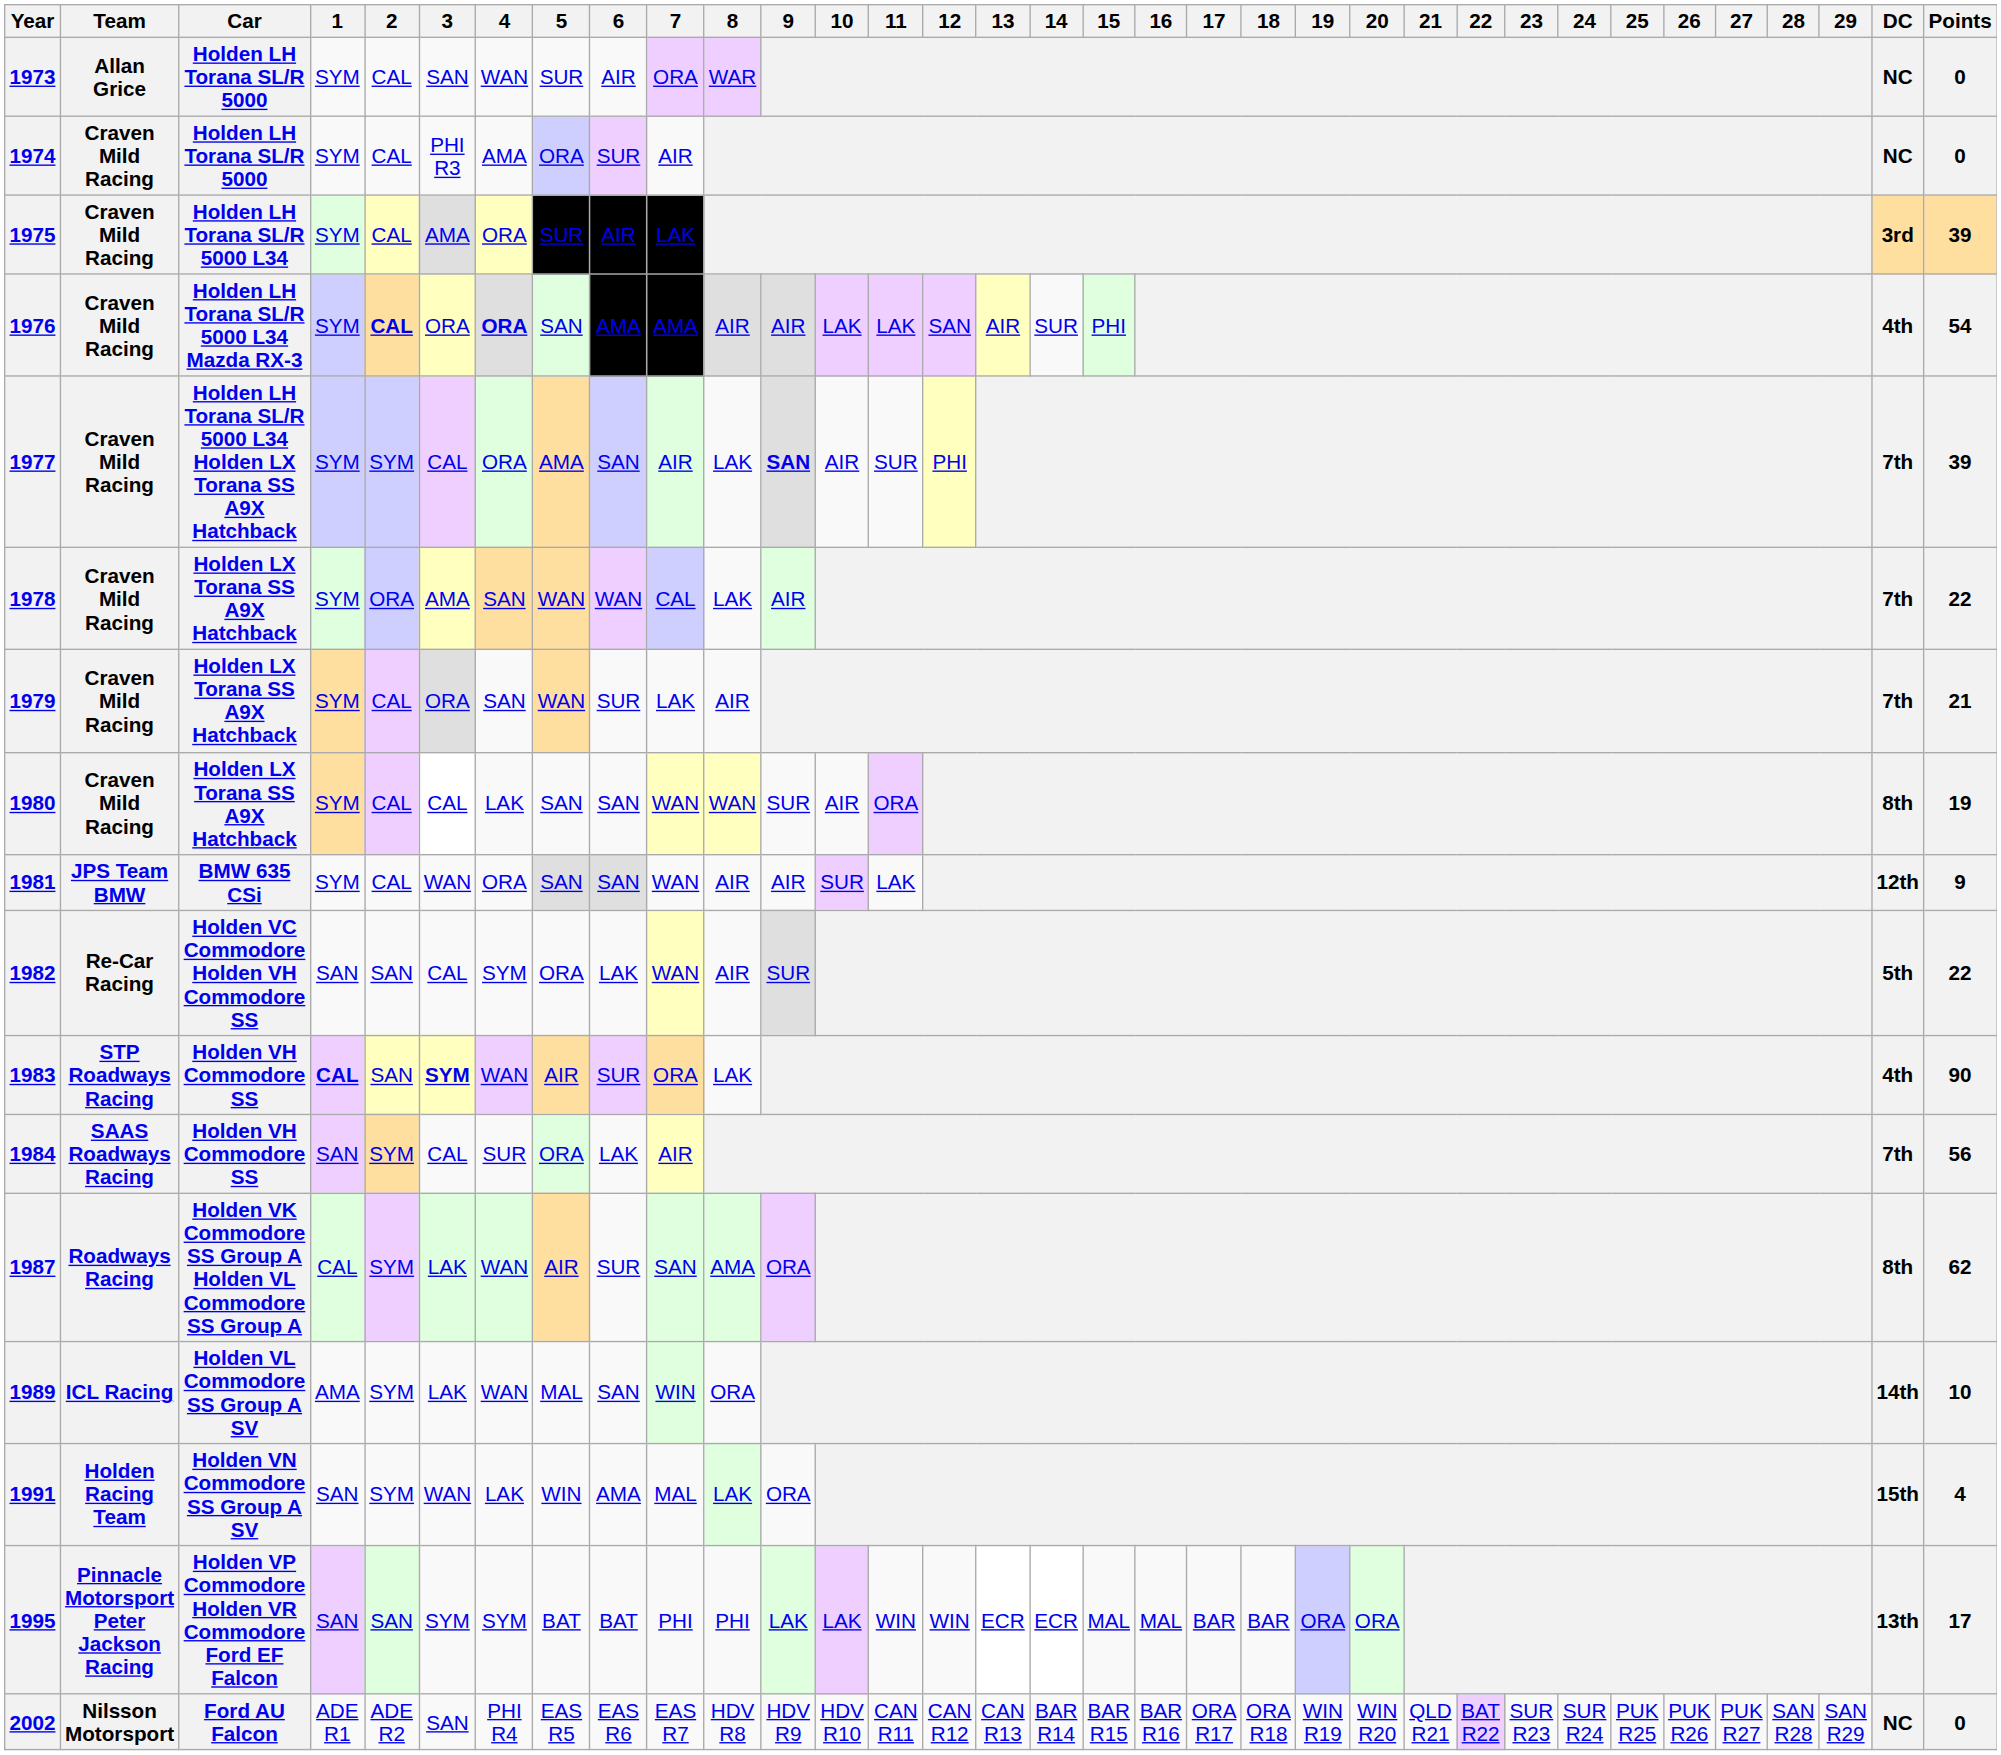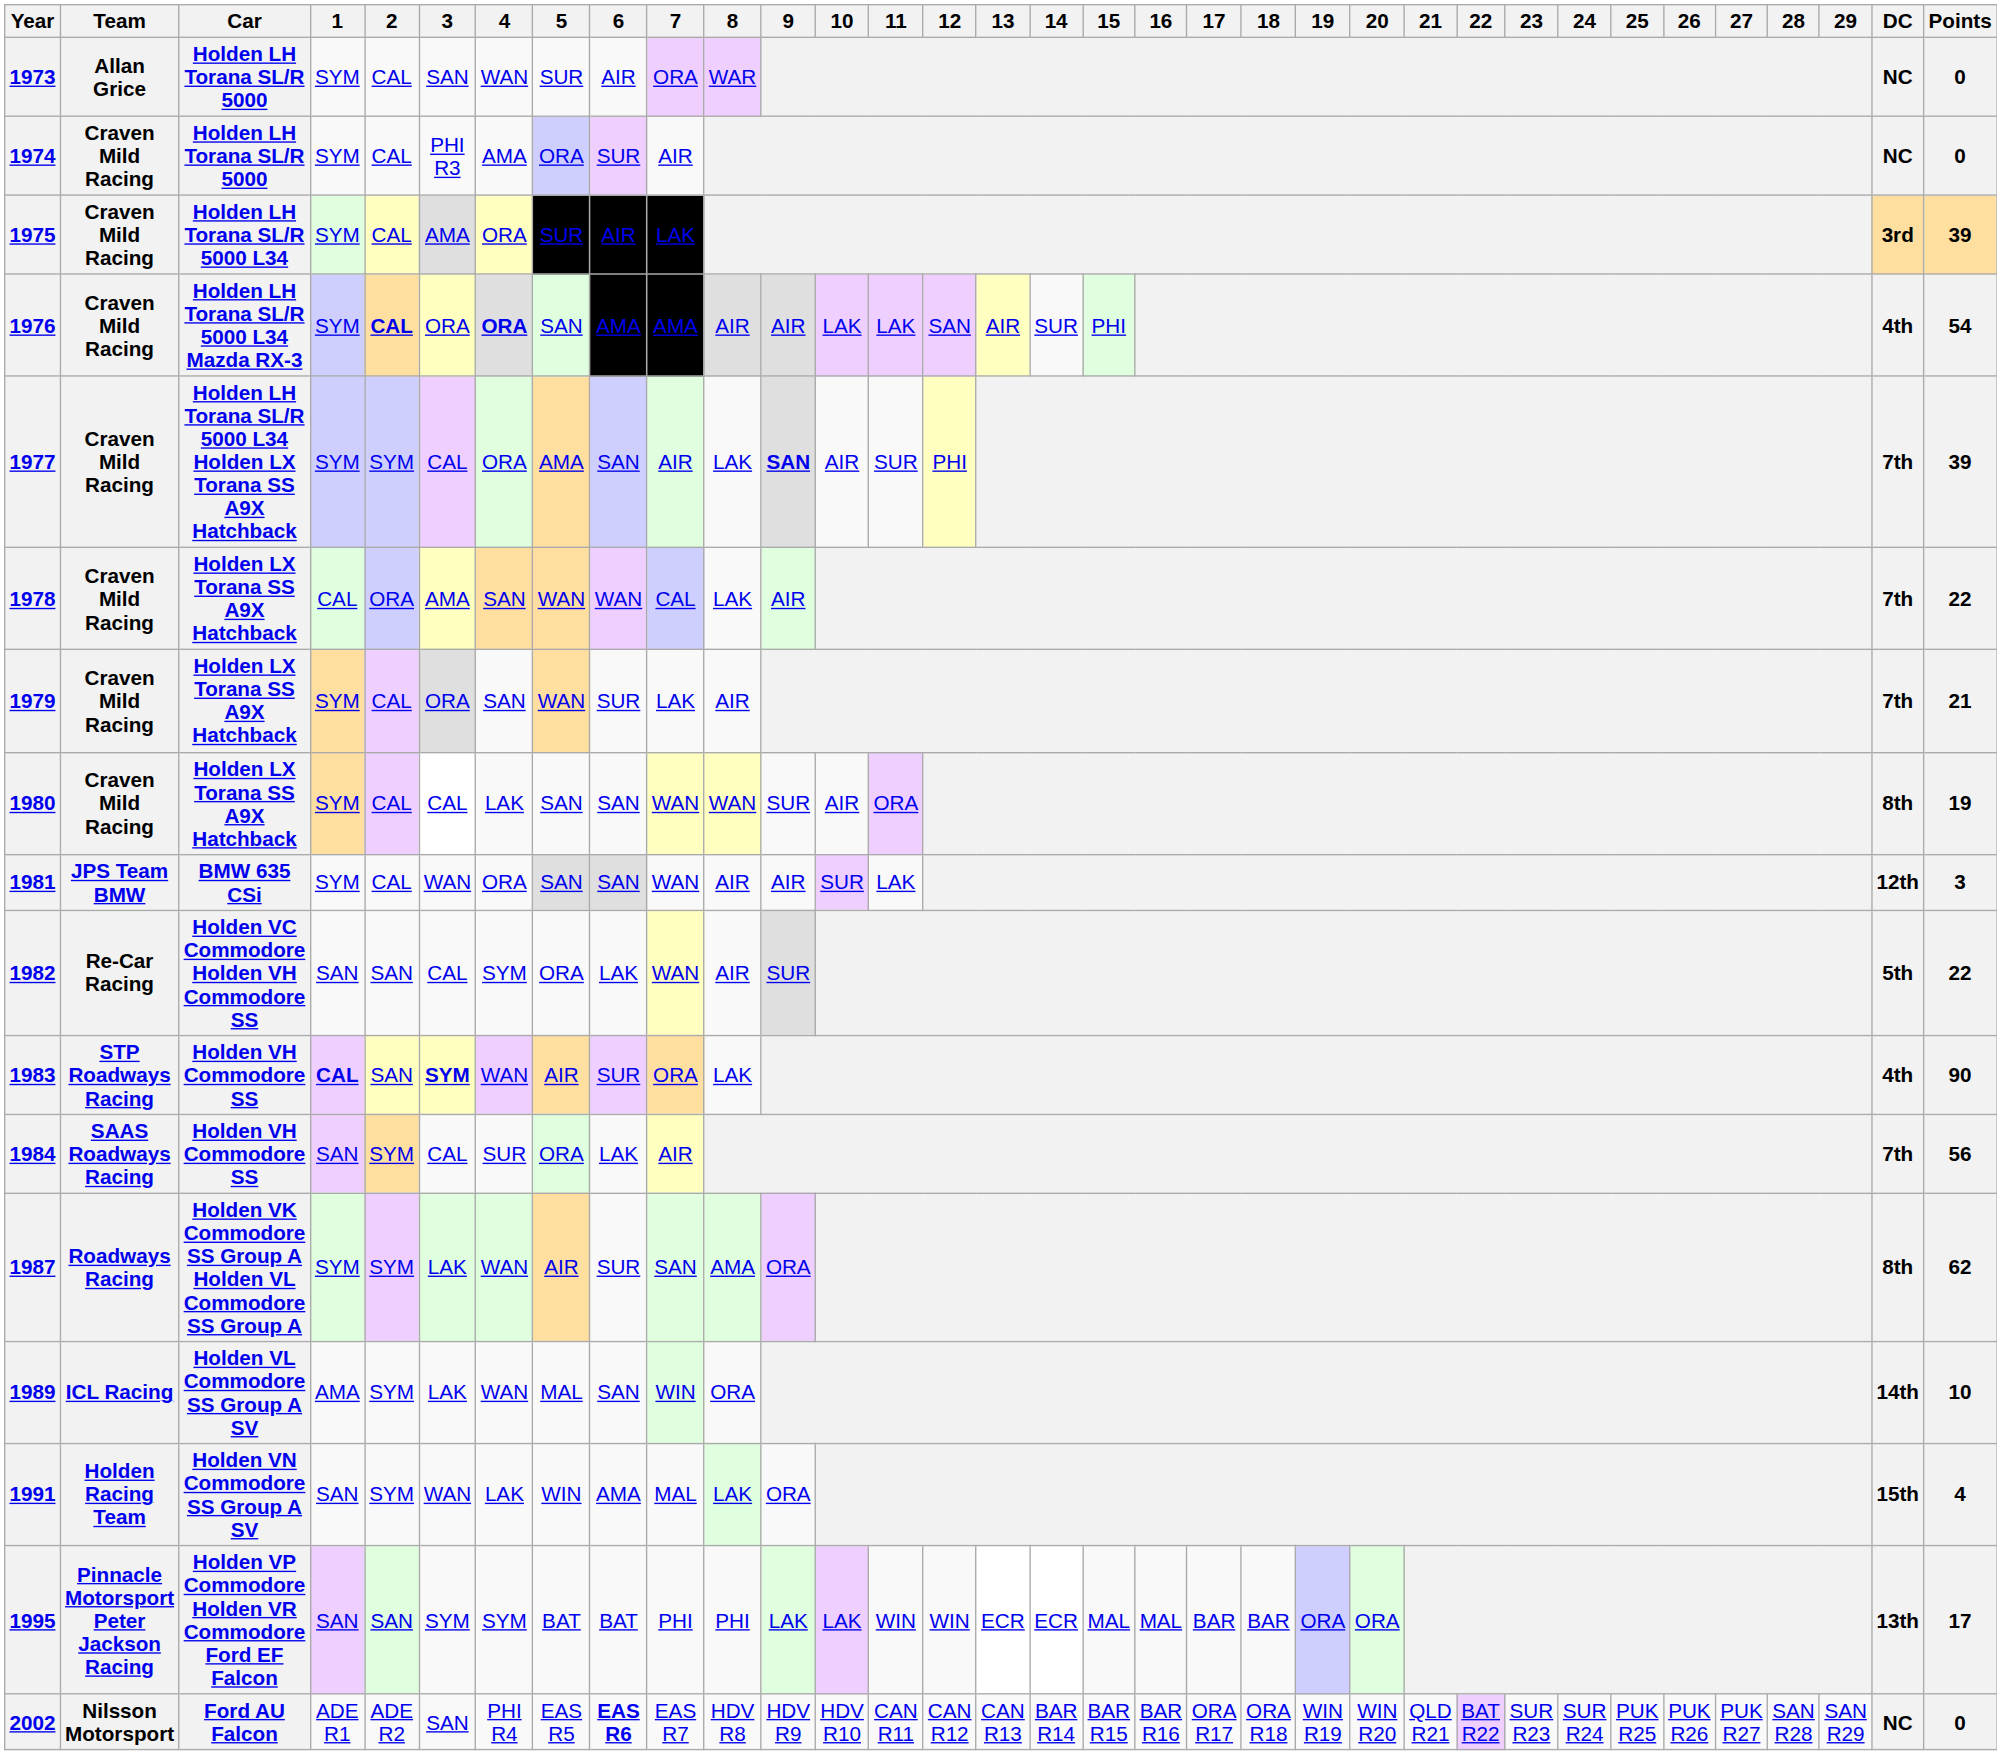(337, 599) SYM -> (337, 599) CAL
(1960, 882) 9 -> (1960, 882) 3
(337, 1267) CAL -> (337, 1267) SYM
(618, 1722) normal -> (618, 1722) bold
